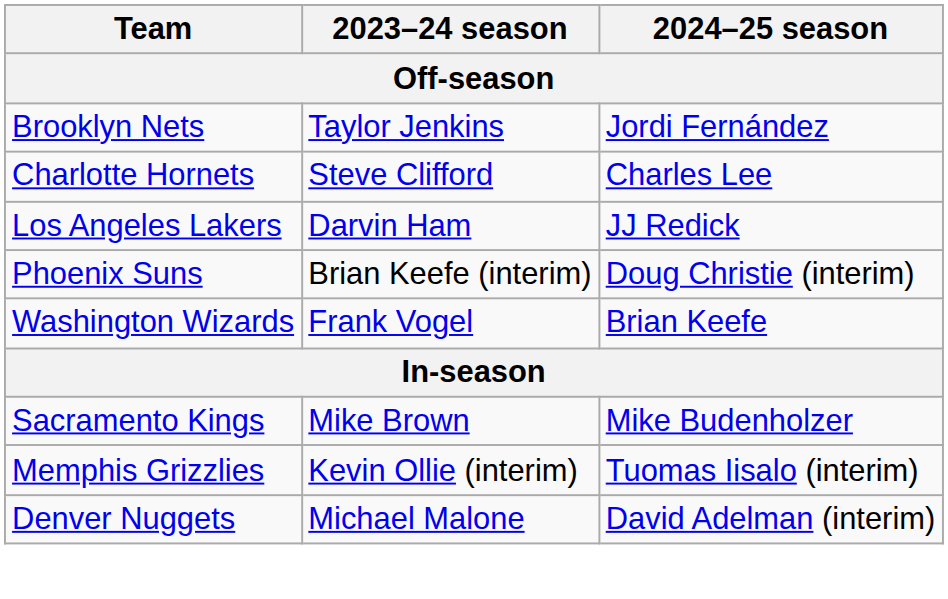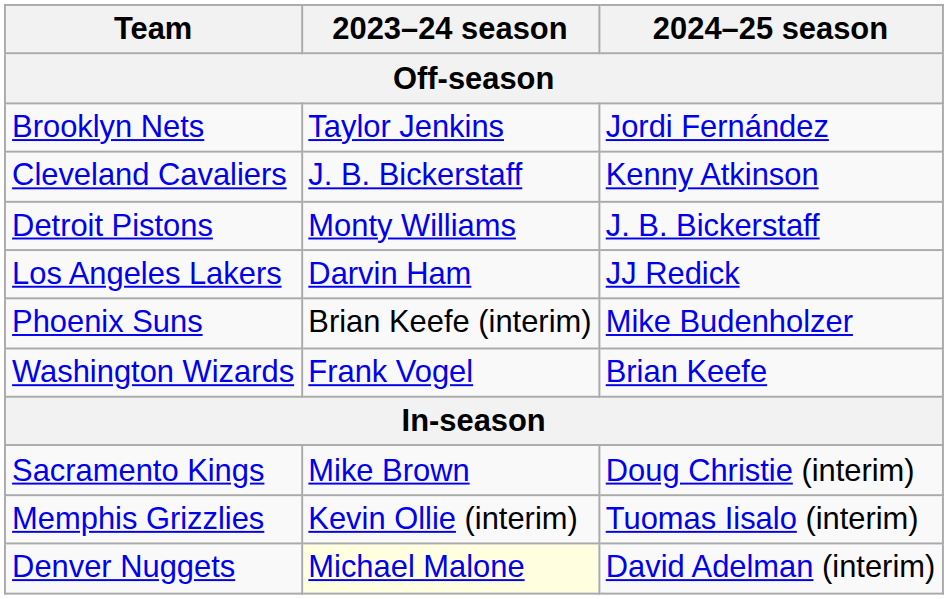- row: (133, 175)
+ row: (149, 175)
+ row: (112, 224)
(760, 273) Doug Christie (interim) -> (729, 322) Mike Budenholzer
(729, 420) Mike Budenholzer -> (760, 469) Doug Christie (interim)
(416, 518) no background -> (416, 567) lightyellow background
